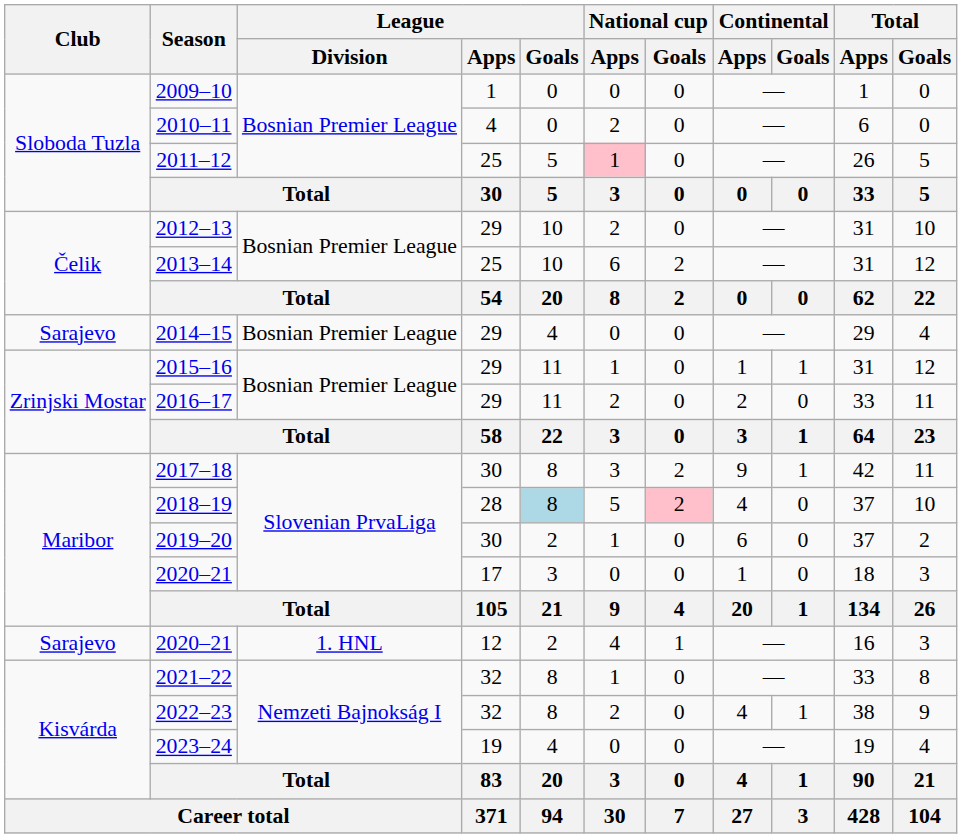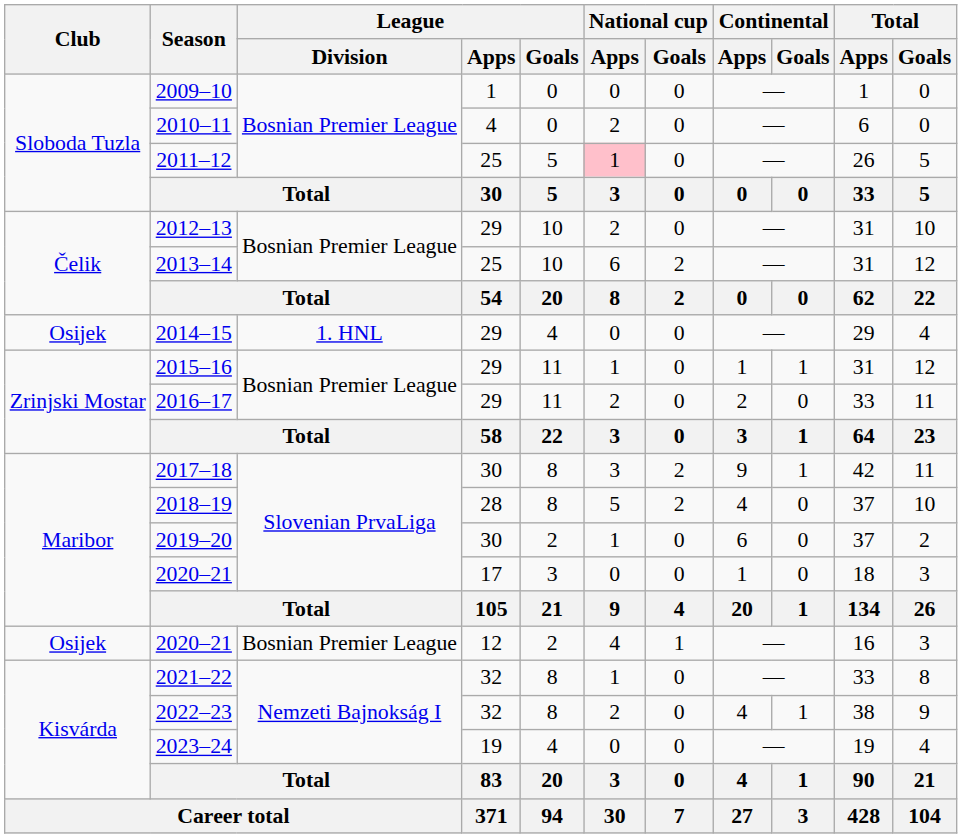(78, 332) Sarajevo -> (78, 332) Osijek
(349, 332) Bosnian Premier League -> (349, 332) 1. HNL
(552, 504) lightblue background -> (552, 504) no background
(679, 504) pink background -> (679, 504) no background
(78, 642) Sarajevo -> (78, 642) Osijek
(349, 642) 1. HNL -> (349, 642) Bosnian Premier League
